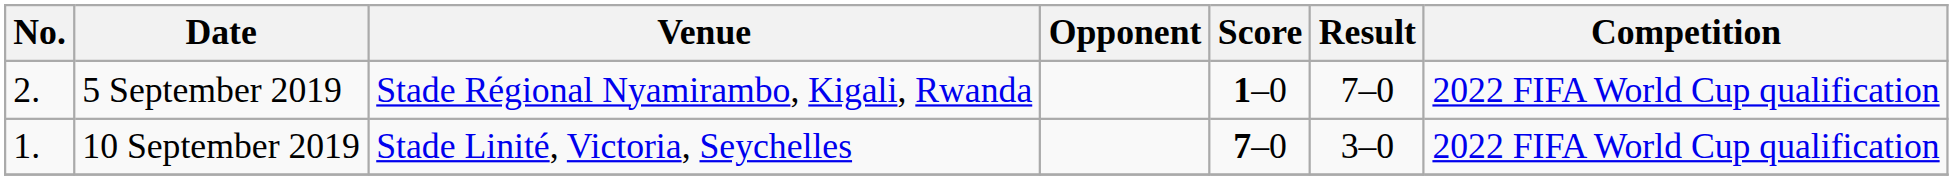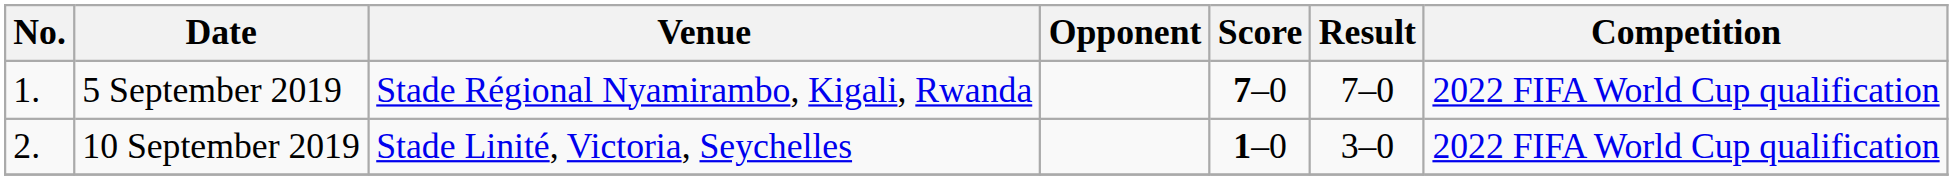(27, 89) 2. -> (27, 89) 1.
(1260, 89) 1–0 -> (1260, 89) 7–0
(27, 145) 1. -> (27, 145) 2.
(1260, 145) 7–0 -> (1260, 145) 1–0
